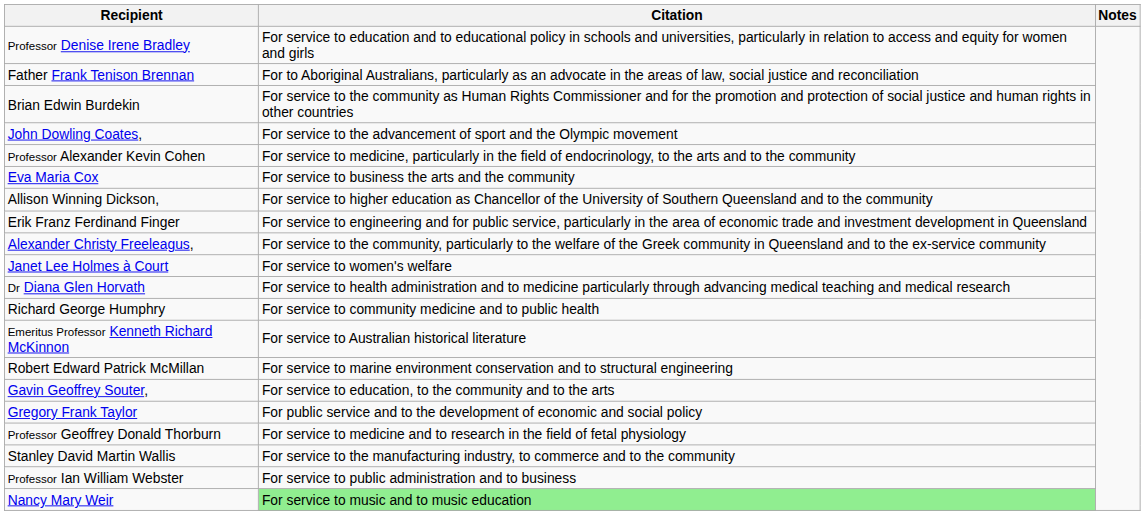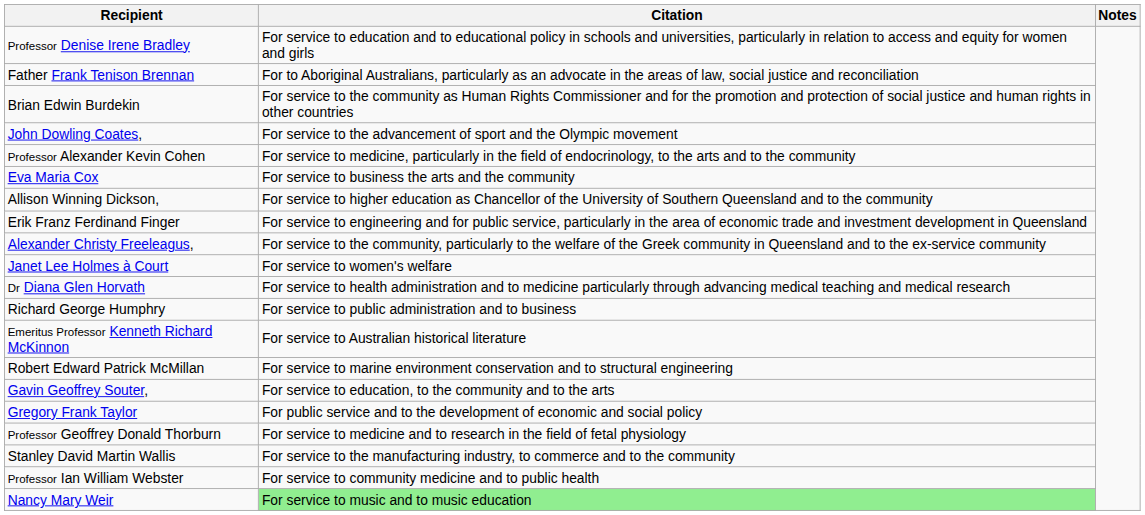(431, 309) For service to community medicine and to public health -> (419, 309) For service to public administration and to business
(419, 478) For service to public administration and to business -> (431, 478) For service to community medicine and to public health
